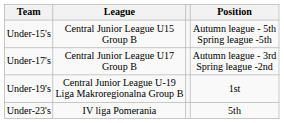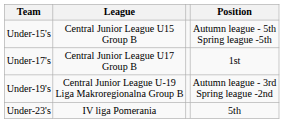(235, 61) Autumn league - 3rd Spring league -2nd -> (235, 61) 1st
(235, 88) 1st -> (235, 88) Autumn league - 3rd Spring league -2nd
